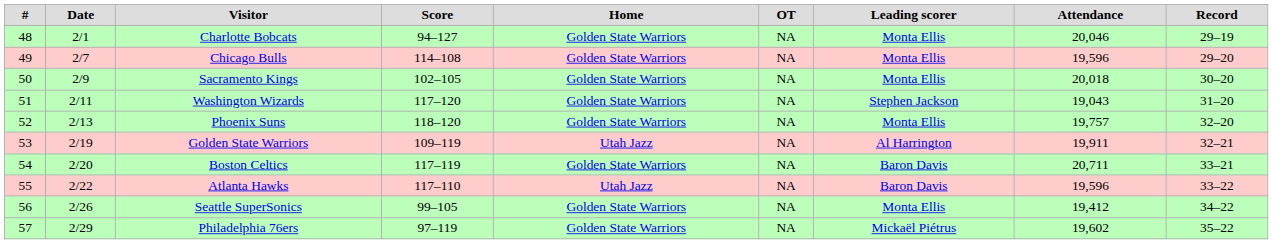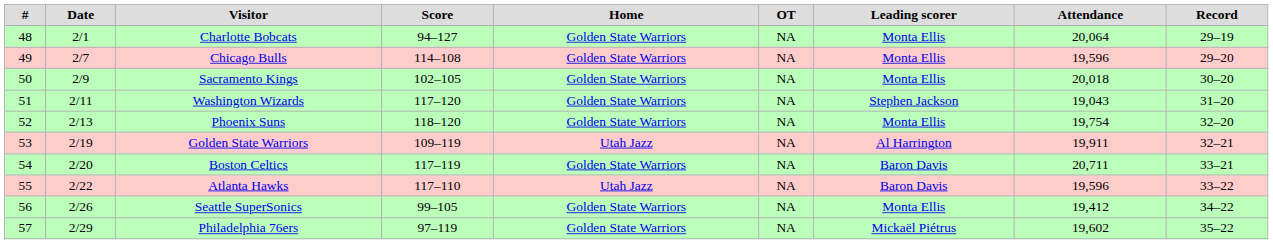(1090, 36) 20,046 -> (1090, 36) 20,064
(1090, 121) 19,757 -> (1090, 121) 19,754
